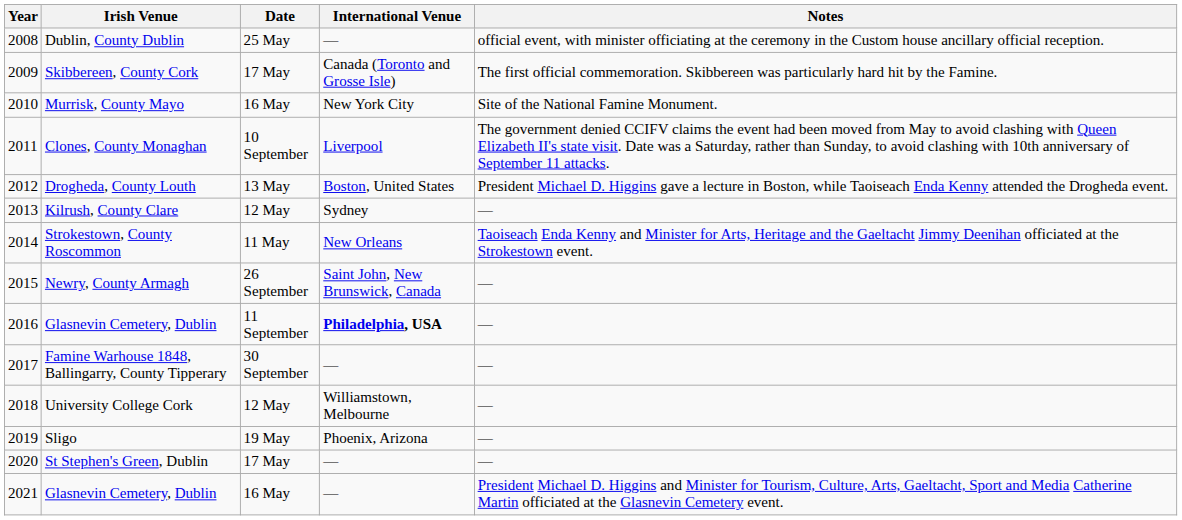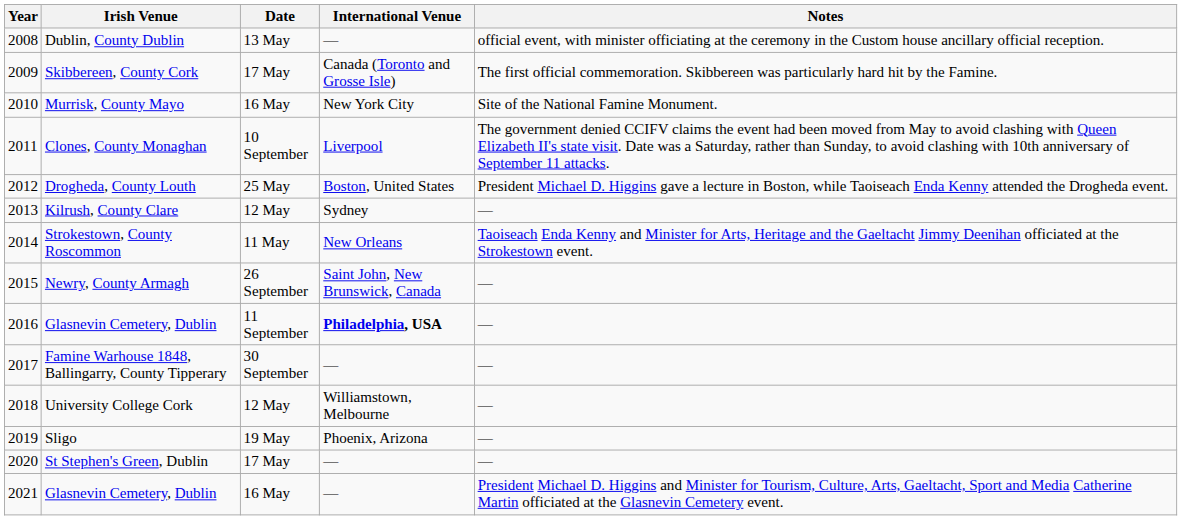(267, 40) 25 May -> (267, 40) 13 May
(267, 186) 13 May -> (267, 186) 25 May
